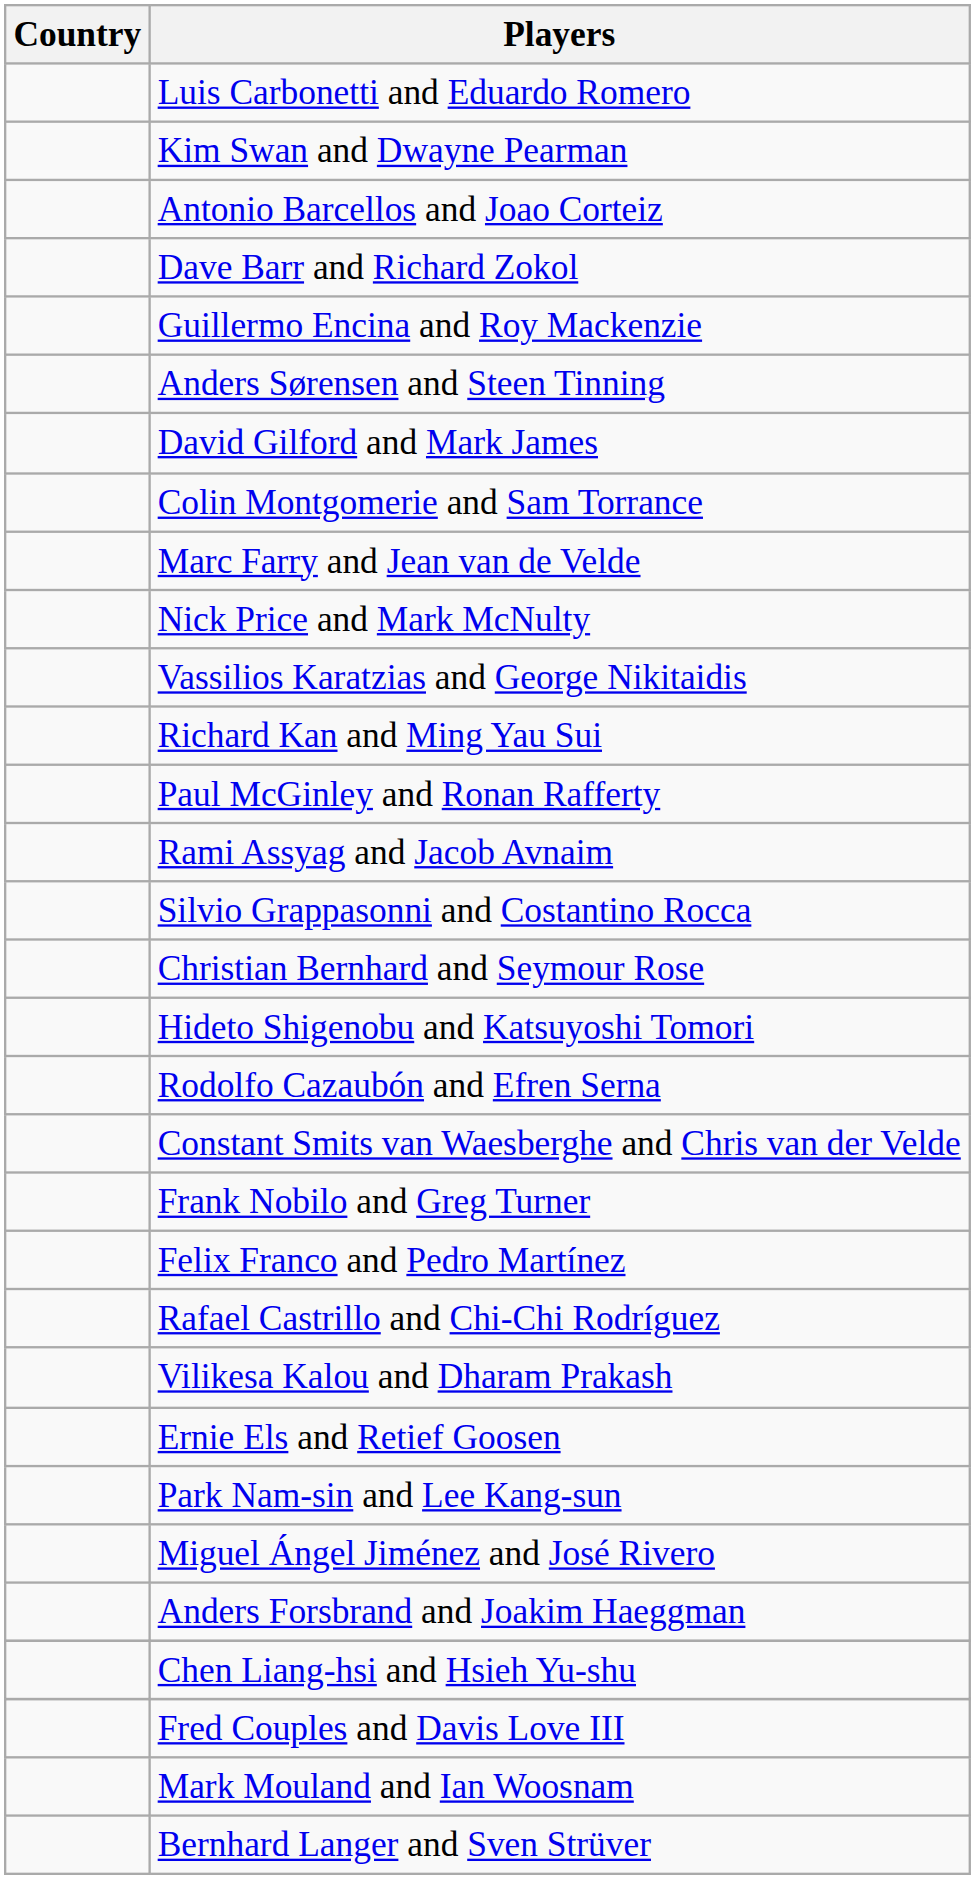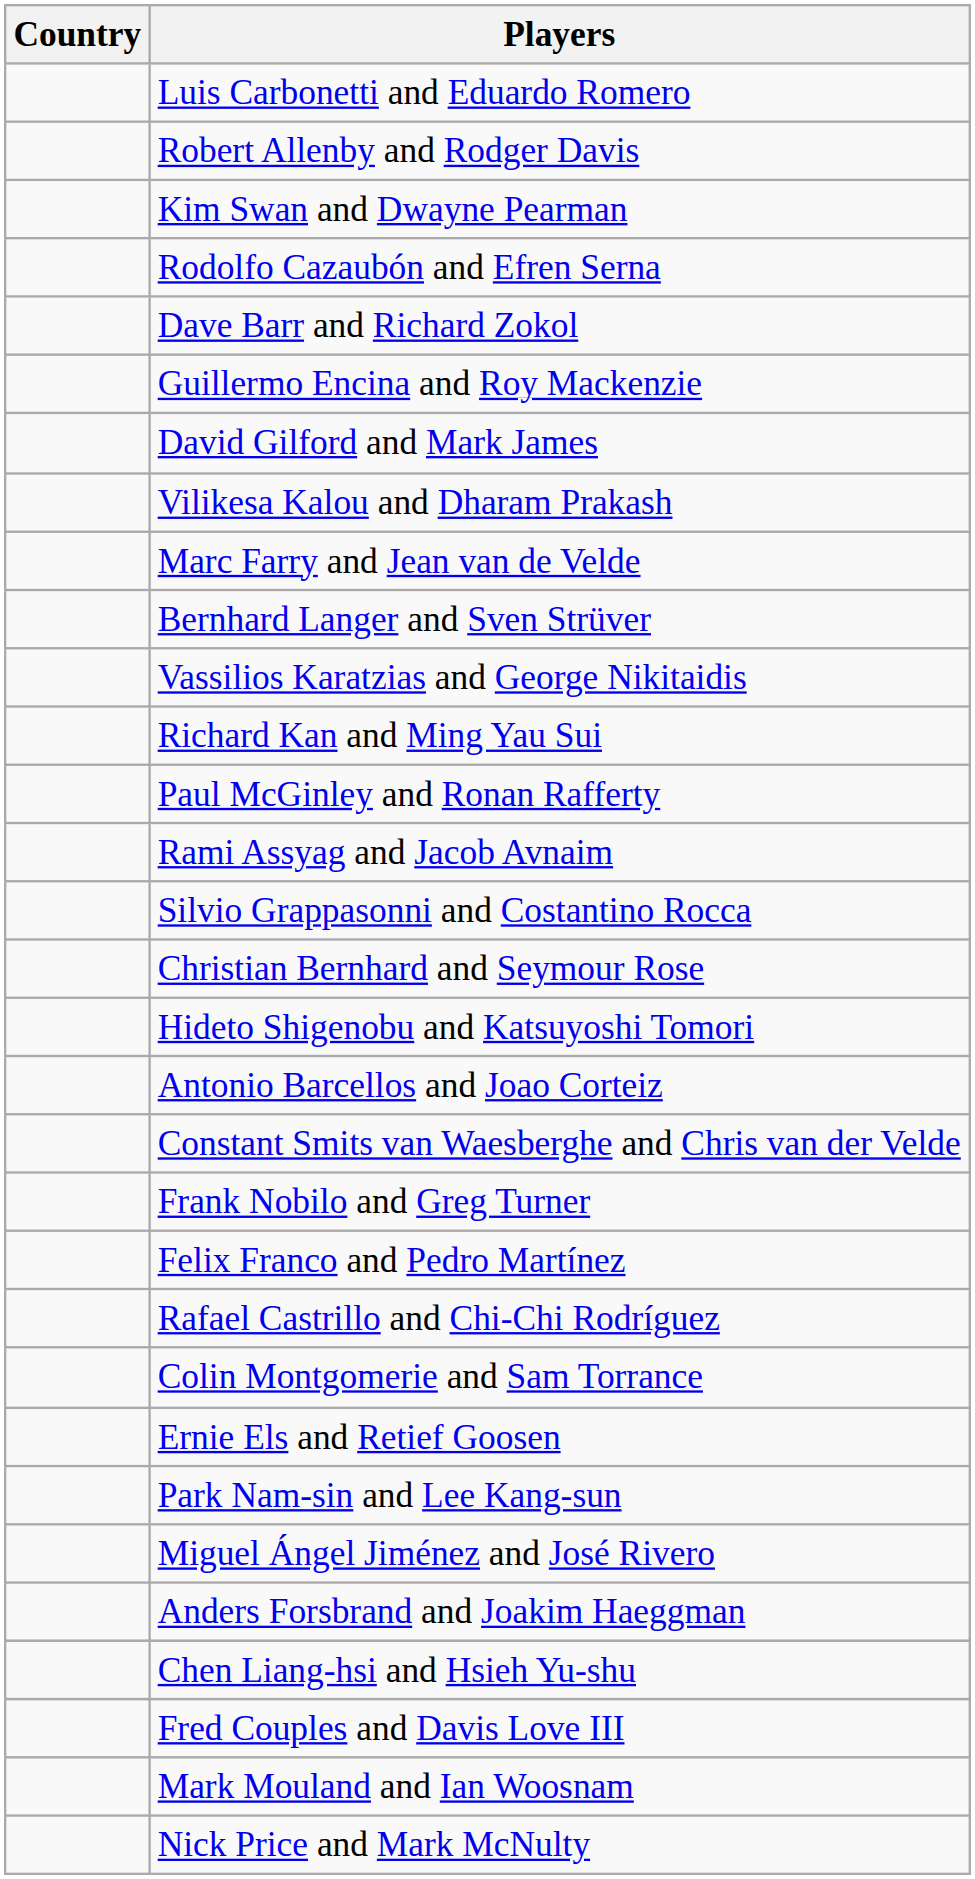+ row: (398, 150)
rows swapped: (410, 209) <-> (409, 1085)
- row: (411, 384)
rows swapped: (415, 1376) <-> (430, 501)
rows swapped: (404, 1844) <-> (374, 617)
